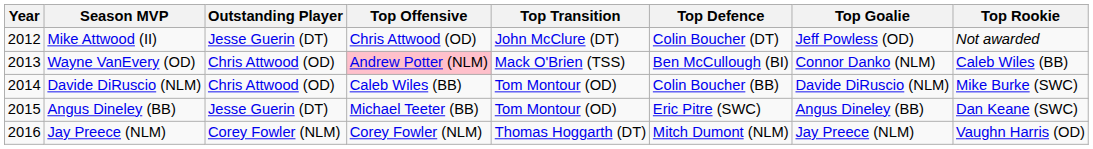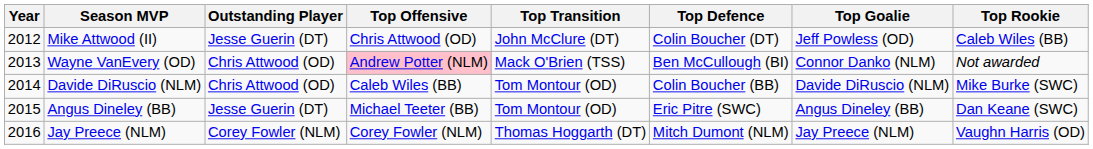(998, 39) Not awarded -> (1012, 39) Caleb Wiles (BB)
(1012, 62) Caleb Wiles (BB) -> (998, 62) Not awarded
